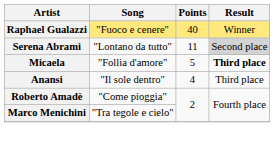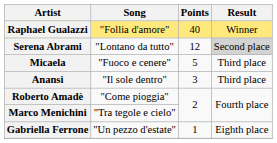(133, 29) "Fuoco e cenere" -> (135, 29) "Follia d'amore"
(193, 46) 11 -> (195, 46) 12
(133, 63) "Follia d'amore" -> (135, 63) "Fuoco e cenere"
(239, 63) bold -> (242, 63) normal
(193, 79) 4 -> (195, 79) 3
+ row: (48, 130)
